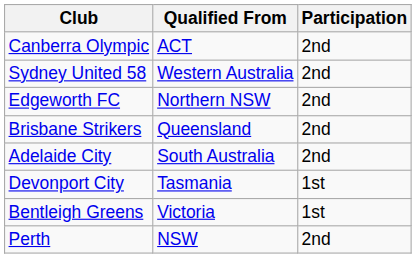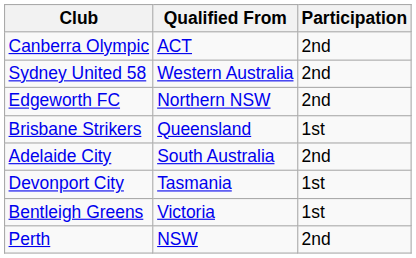(316, 128) 2nd -> (313, 128) 1st
